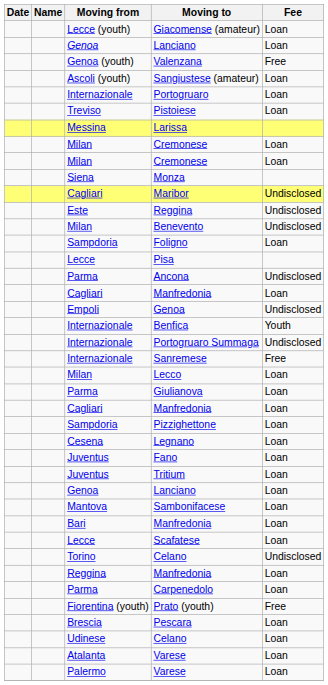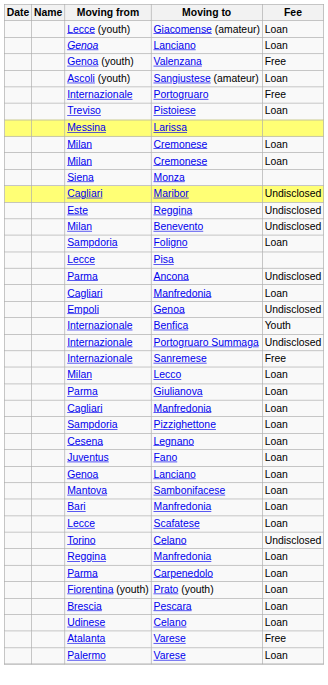(276, 95) Loan -> (275, 95) Free
- row: (88, 474)
(275, 606) Free -> (276, 590) Loan
(276, 656) Loan -> (275, 639) Free
